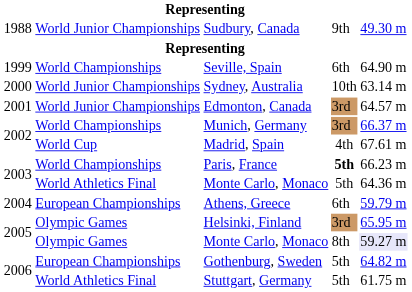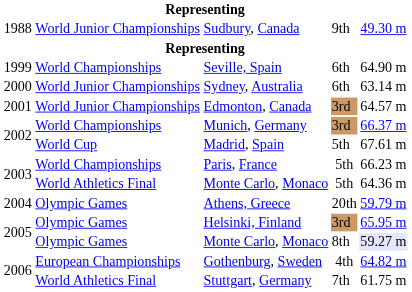(344, 87) 10th -> (341, 87) 6th
(344, 145) 4th -> (341, 145) 5th
(344, 164) bold -> (344, 164) normal
(108, 203) European Championships -> (81, 203) Olympic Games
(341, 203) 6th -> (344, 203) 20th
(341, 261) 5th -> (344, 261) 4th
(341, 280) 5th -> (341, 280) 7th
